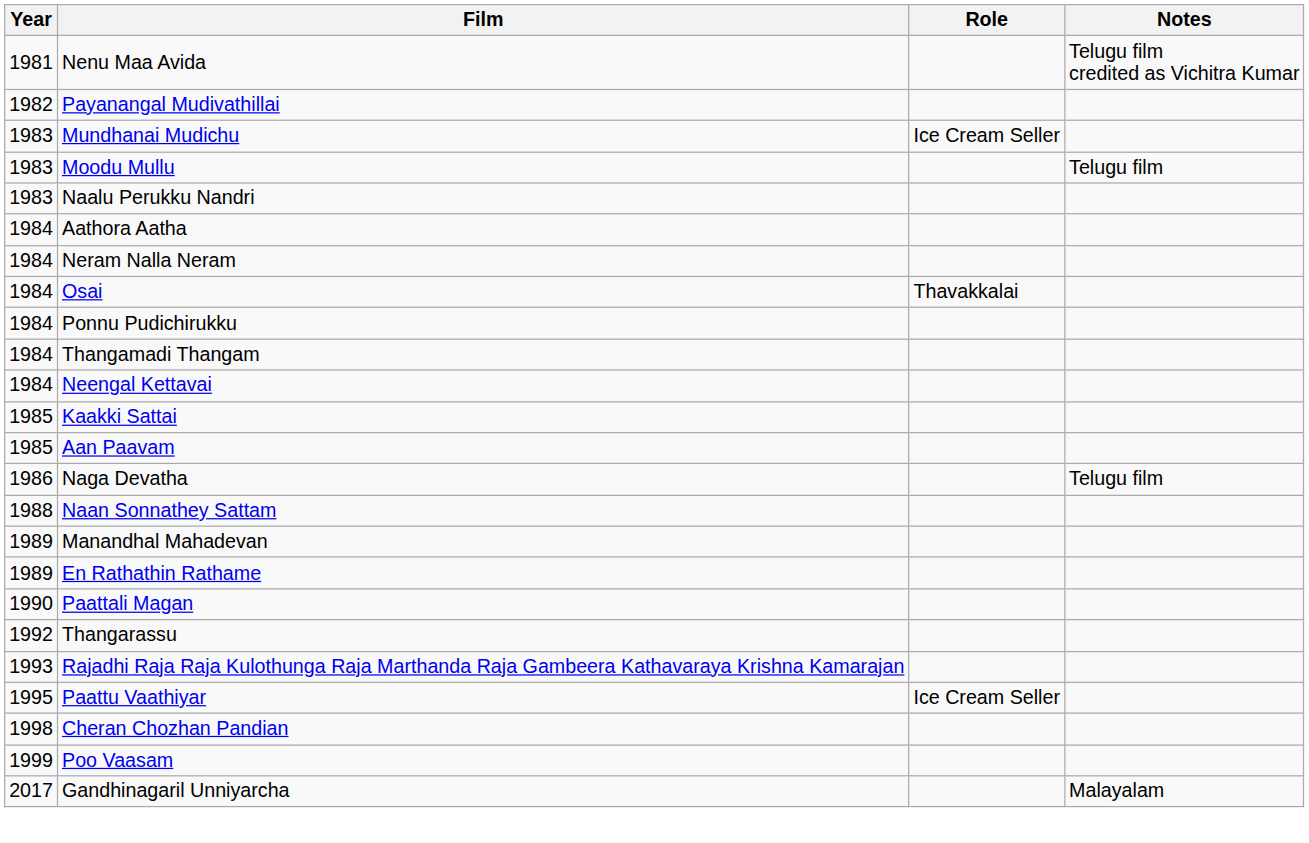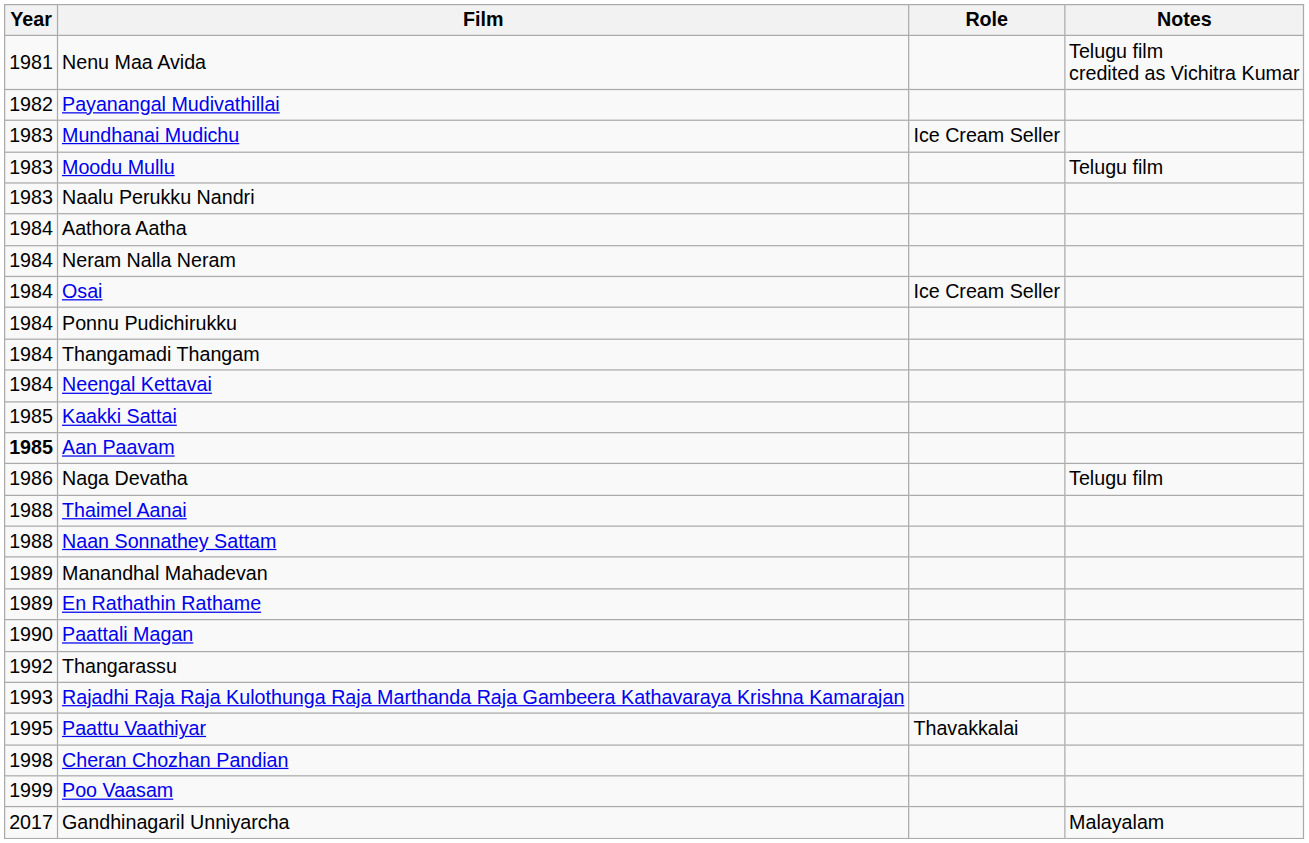(966, 291) Thavakkalai -> (987, 291) Ice Cream Seller
(31, 447) normal -> (31, 447) bold
+ row: (124, 510)
(987, 697) Ice Cream Seller -> (966, 728) Thavakkalai
